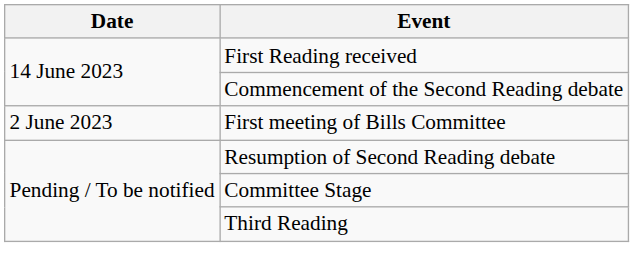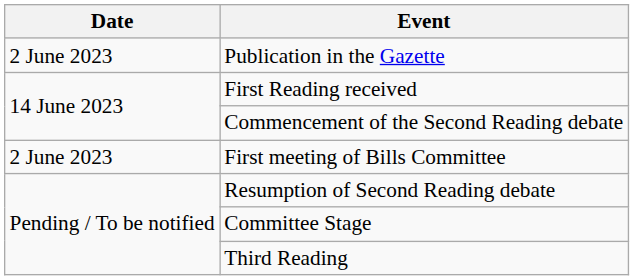+ row: (335, 55)
